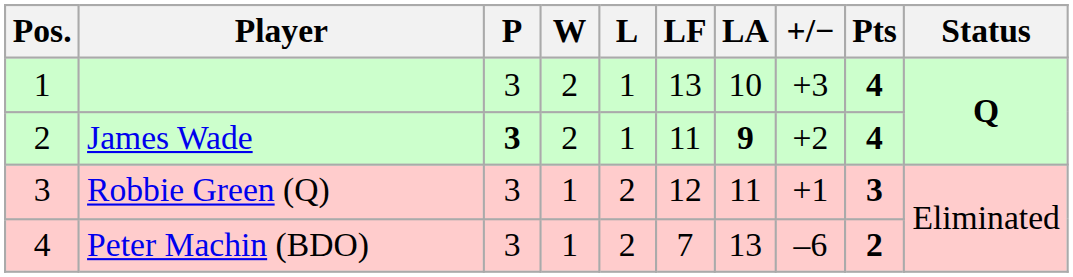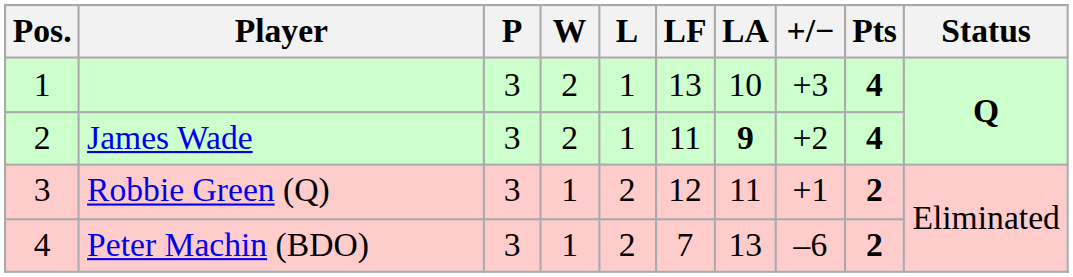(512, 137) bold -> (512, 137) normal
(875, 191) 3 -> (875, 191) 2
